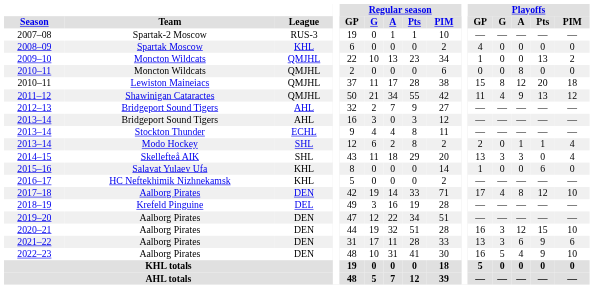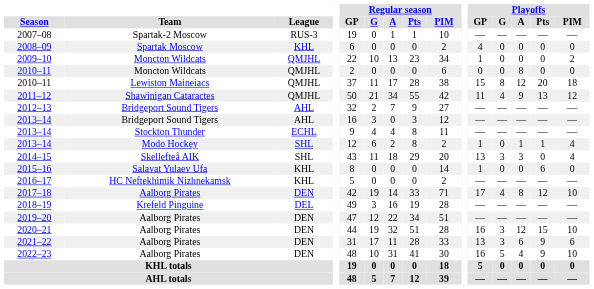(543, 59) 13 -> (543, 59) 0
(480, 144) 2 -> (480, 144) 1
